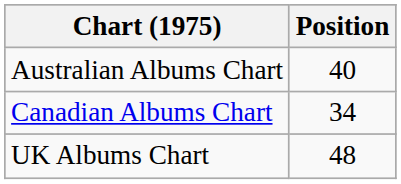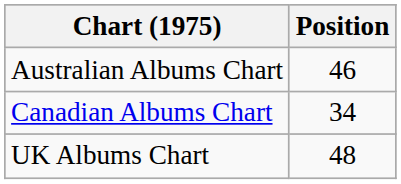(342, 69) 40 -> (342, 69) 46
